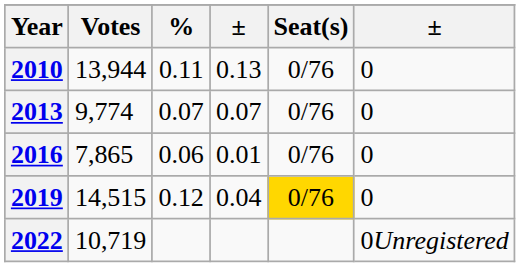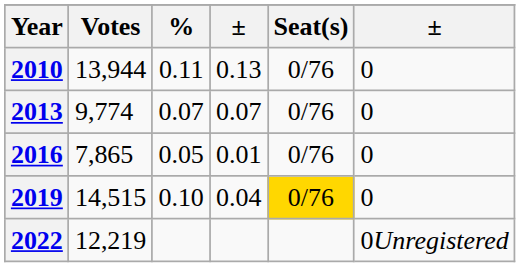(181, 154) 0.06 -> (181, 154) 0.05
(181, 197) 0.12 -> (181, 197) 0.10
(111, 240) 10,719 -> (111, 240) 12,219
